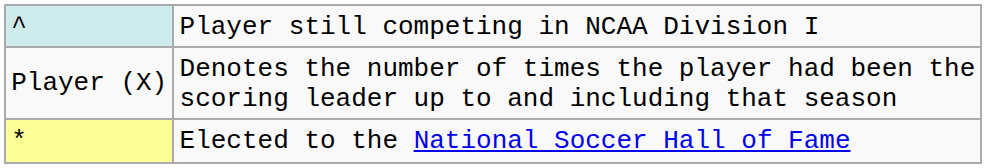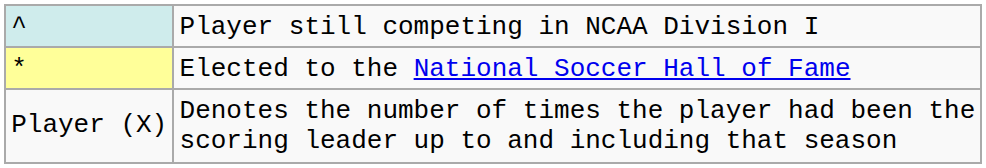rows swapped: (19, 141) <-> (89, 84)
